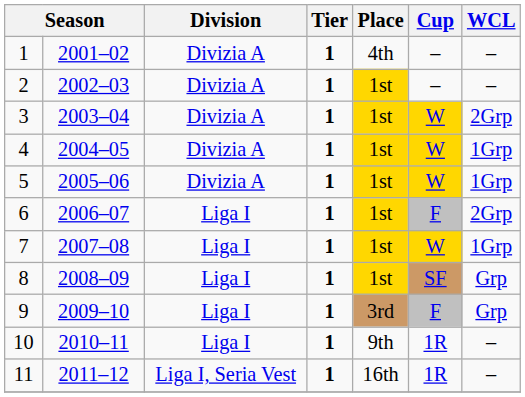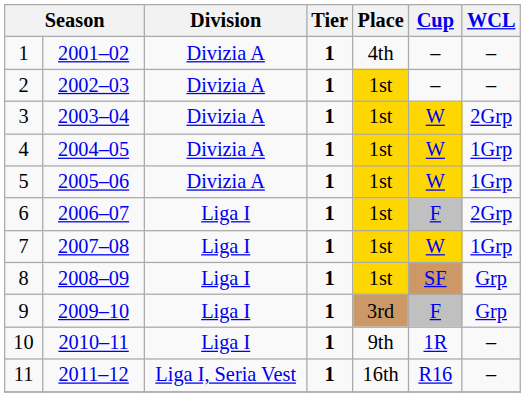(435, 375) 1R -> (435, 375) R16
